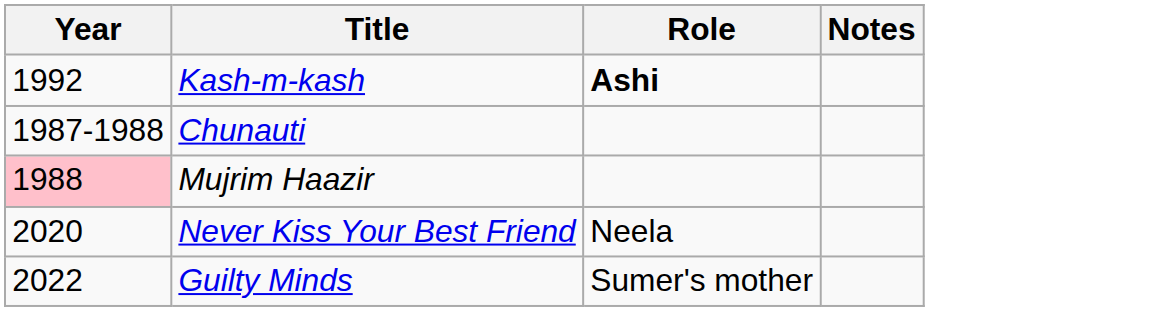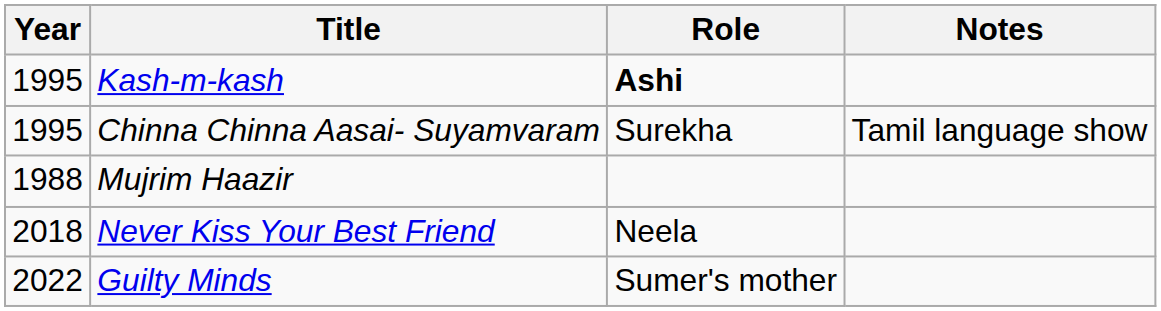(48, 79) 1992 -> (48, 79) 1995
+ row: (349, 130)
- row: (242, 130)
(48, 180) pink background -> (48, 180) no background
(48, 230) 2020 -> (48, 230) 2018
